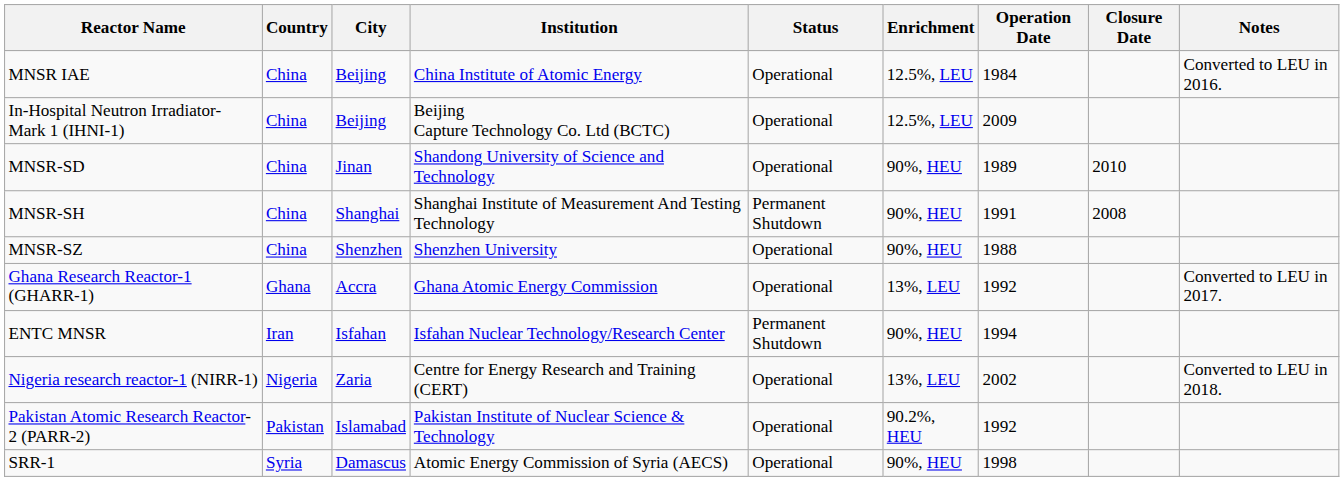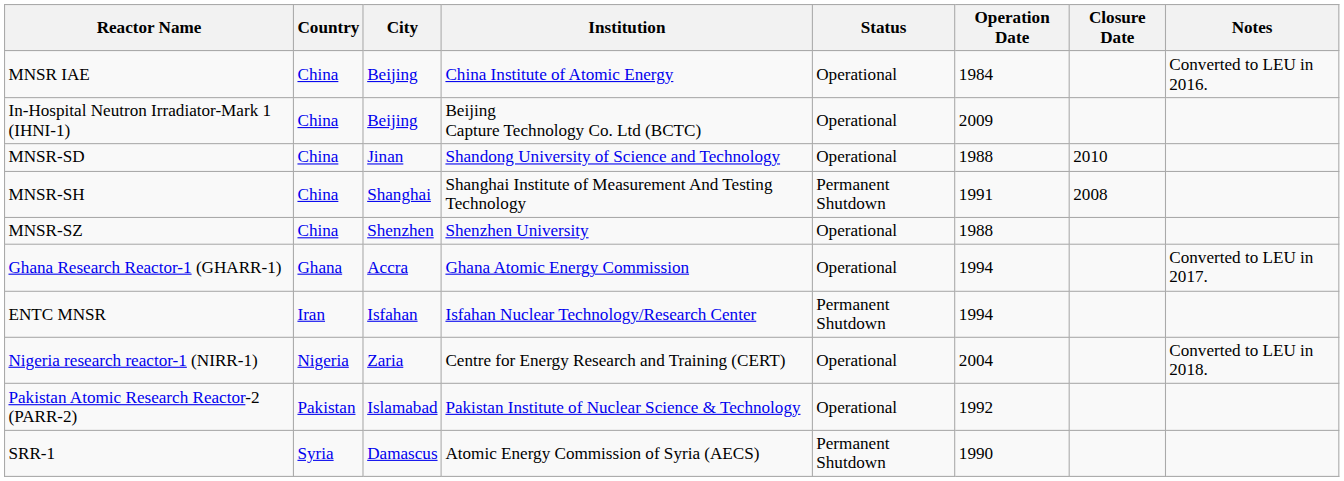- column: (931, 27)
(1000, 166) 1989 -> (976, 157) 1988
(1000, 286) 1992 -> (976, 267) 1994
(1000, 379) 2002 -> (976, 360) 2004
(793, 462) Operational -> (853, 453) Permanent Shutdown
(1000, 462) 1998 -> (976, 453) 1990
